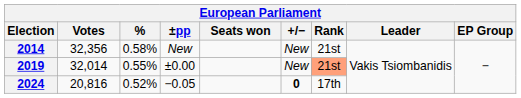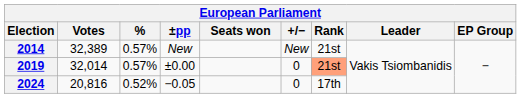(89, 48) 32,356 -> (89, 48) 32,389
(140, 48) 0.58% -> (140, 48) 0.57%
(140, 66) 0.55% -> (140, 66) 0.57%
(296, 66) New -> (296, 66) 0
(296, 84) bold -> (296, 84) normal
